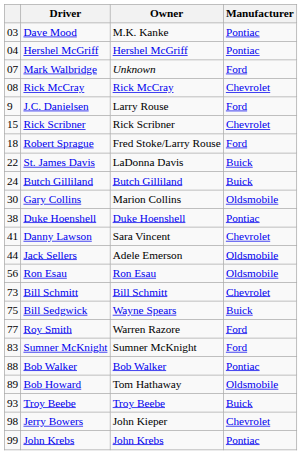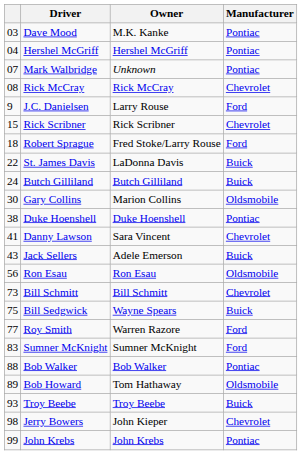(237, 69) Ford -> (243, 69) Pontiac
(13, 255) 44 -> (13, 255) 43
(252, 255) Oldsmobile -> (239, 255) Buick
